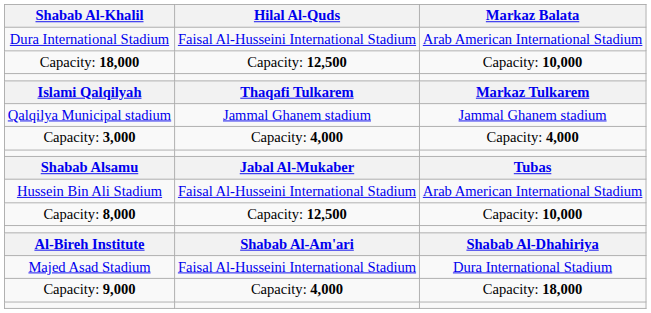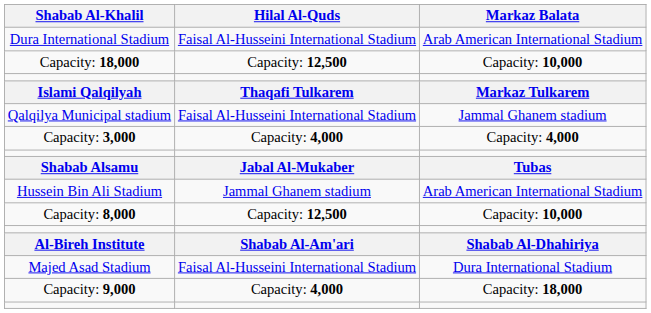(297, 115) Jammal Ghanem stadium -> (297, 115) Faisal Al-Husseini International Stadium
(297, 191) Faisal Al-Husseini International Stadium -> (297, 191) Jammal Ghanem stadium
